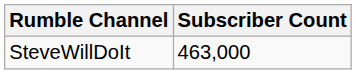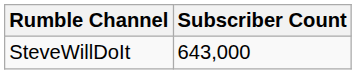(214, 52) 463,000 -> (214, 52) 643,000
